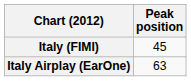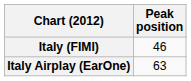(160, 47) 45 -> (160, 47) 46
